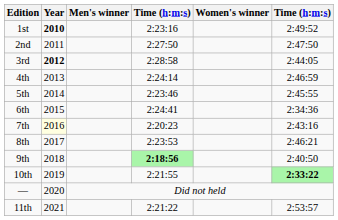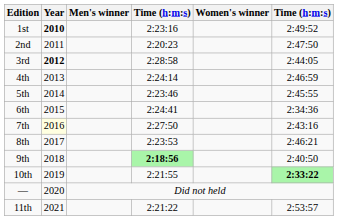(162, 45) 2:27:50 -> (162, 45) 2:20:23
(162, 126) 2:20:23 -> (162, 126) 2:27:50
